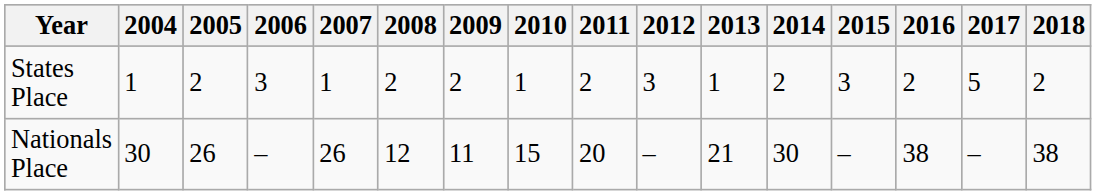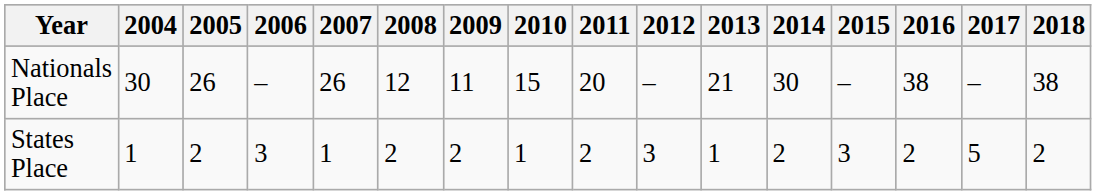rows swapped: (42, 82) <-> (62, 153)
